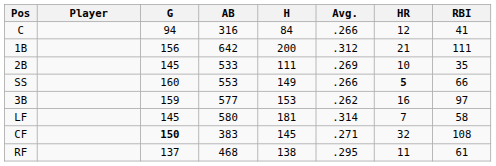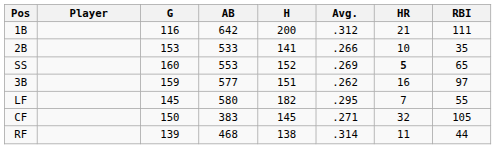- row: (21, 30)
(170, 48) 156 -> (170, 30) 116
(170, 65) 145 -> (170, 48) 153
(287, 65) 111 -> (287, 48) 141
(345, 65) .269 -> (345, 48) .266
(287, 83) 149 -> (287, 65) 152
(345, 83) .266 -> (345, 65) .269
(462, 83) 66 -> (462, 65) 65
(287, 100) 153 -> (287, 83) 151
(287, 117) 181 -> (287, 100) 182
(345, 117) .314 -> (345, 100) .295
(462, 117) 58 -> (462, 100) 55
(170, 135) bold -> (170, 117) normal
(462, 135) 108 -> (462, 117) 105
(170, 152) 137 -> (170, 135) 139
(345, 152) .295 -> (345, 135) .314
(462, 152) 61 -> (462, 135) 44
